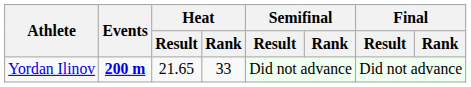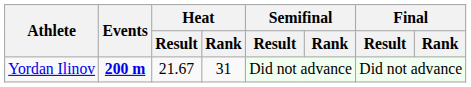(176, 69) 21.65 -> (176, 69) 21.67
(224, 69) 33 -> (224, 69) 31
